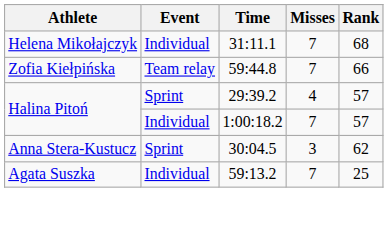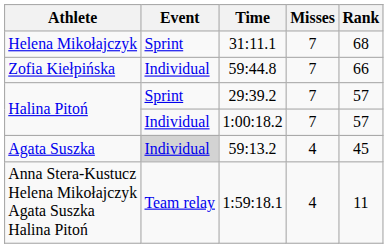(177, 44) Individual -> (164, 44) Sprint
(180, 70) Team relay -> (177, 70) Individual
(313, 96) 4 -> (313, 96) 7
- row: (253, 148)
(177, 174) no background -> (177, 148) lightgrey background
(313, 174) 7 -> (313, 148) 4
(361, 174) 25 -> (361, 148) 45
+ row: (253, 202)
